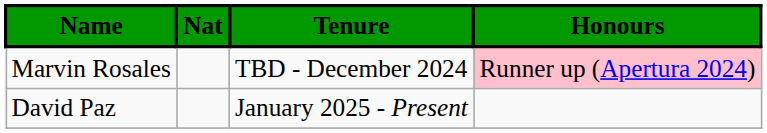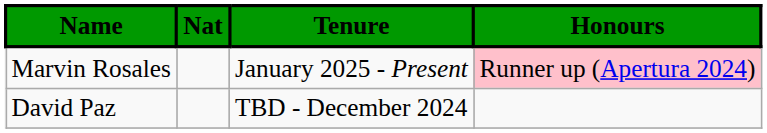(351, 67) TBD - December 2024 -> (351, 67) January 2025 - Present
(351, 107) January 2025 - Present -> (351, 107) TBD - December 2024
